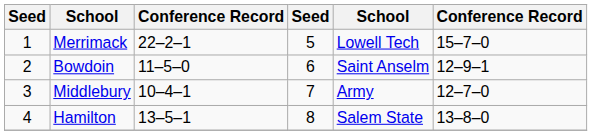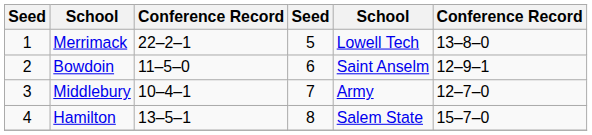(463, 42) 15–7–0 -> (463, 42) 13–8–0
(463, 117) 13–8–0 -> (463, 117) 15–7–0
